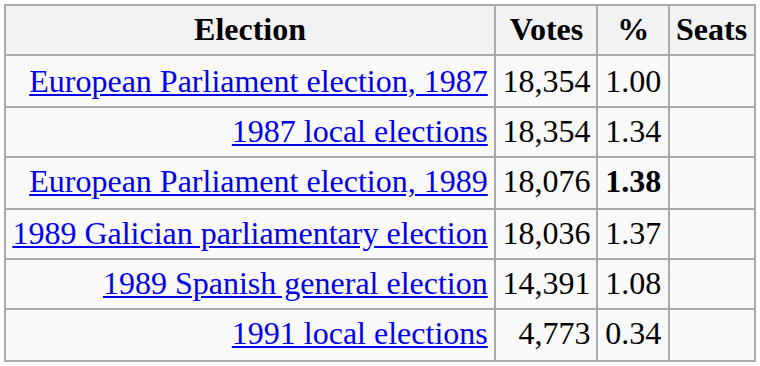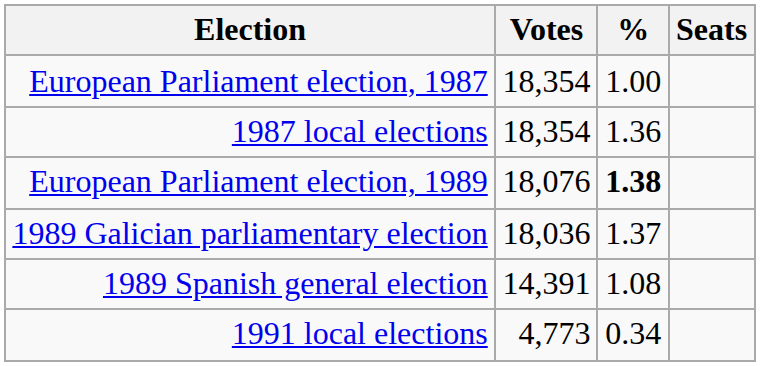(633, 131) 1.34 -> (633, 131) 1.36
